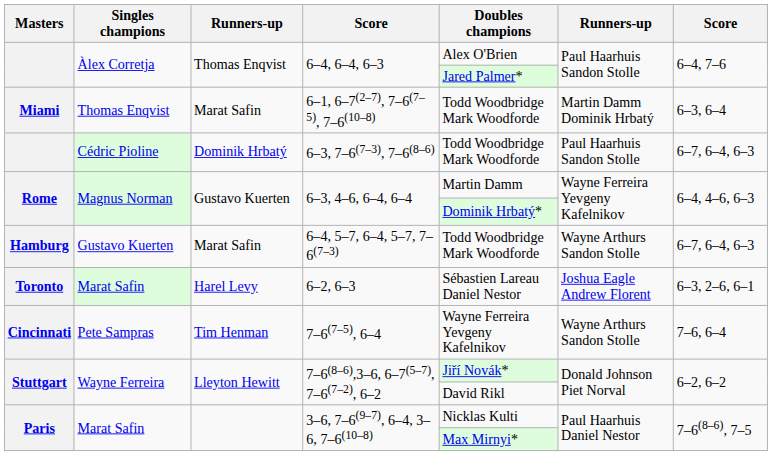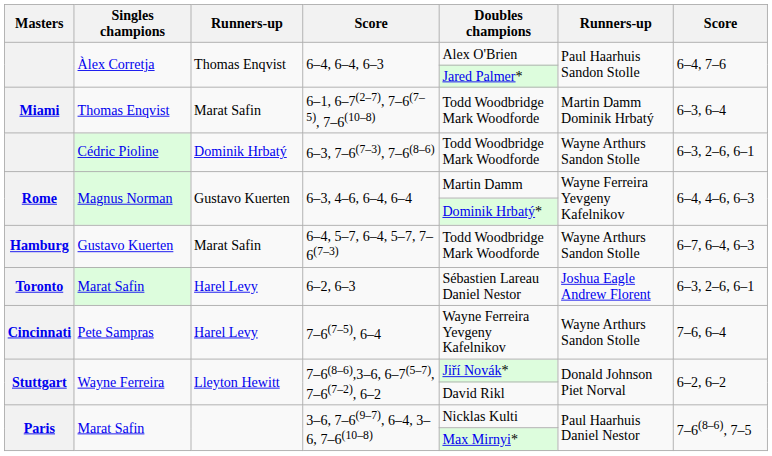(601, 152) Paul Haarhuis Sandon Stolle -> (603, 152) Wayne Arthurs Sandon Stolle
(716, 152) 6–7, 6–4, 6–3 -> (716, 152) 6–3, 2–6, 6–1
(231, 332) Tim Henman -> (226, 332) Harel Levy
